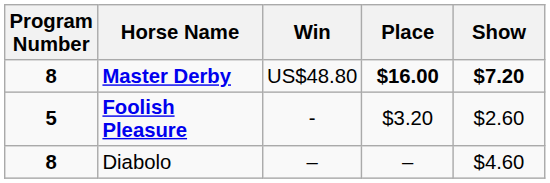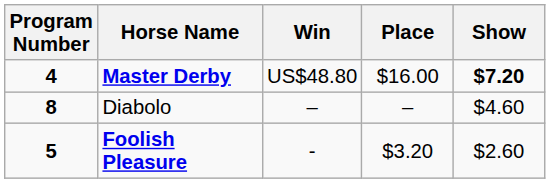(51, 76) 8 -> (51, 76) 4
(408, 76) bold -> (408, 76) normal
rows swapped: (145, 119) <-> (137, 162)
